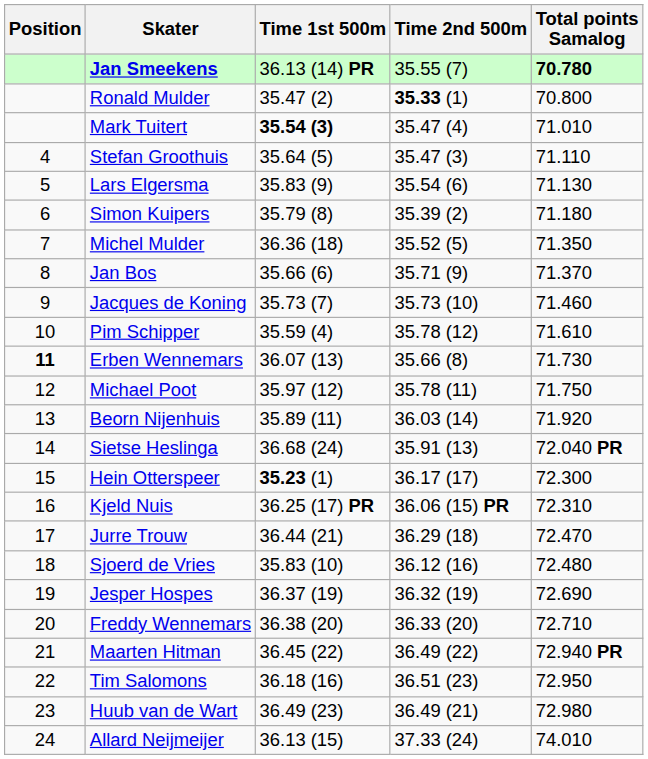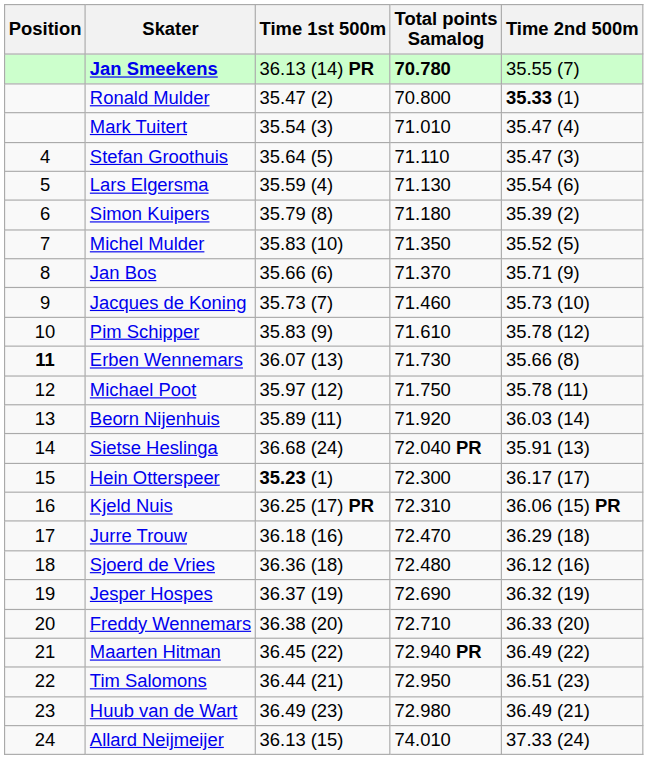columns swapped: (461, 29) <-> (587, 29)
(296, 127) bold -> (296, 127) normal
(296, 185) 35.83 (9) -> (296, 185) 35.59 (4)
(302, 244) 36.36 (18) -> (302, 244) 35.83 (10)
(296, 331) 35.59 (4) -> (296, 331) 35.83 (9)
(302, 535) 36.44 (21) -> (302, 535) 36.18 (16)
(302, 565) 35.83 (10) -> (302, 565) 36.36 (18)
(302, 681) 36.18 (16) -> (302, 681) 36.44 (21)
